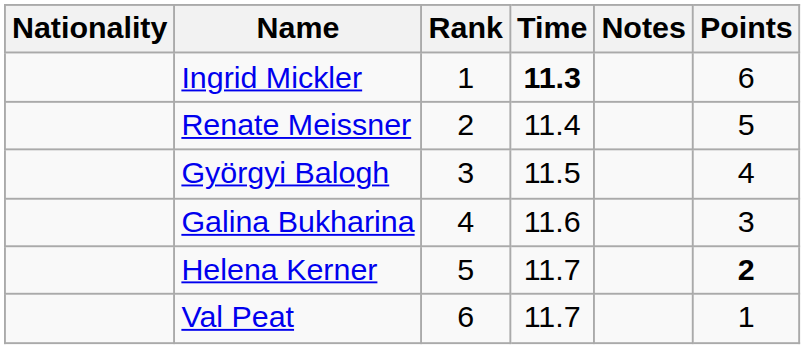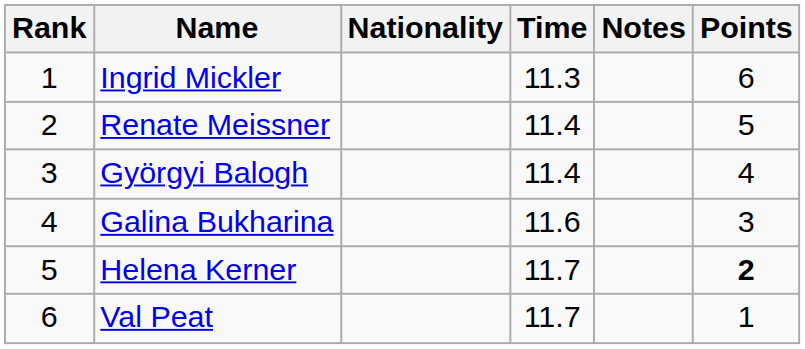columns swapped: (466, 28) <-> (90, 28)
(552, 76) bold -> (552, 76) normal
(552, 173) 11.5 -> (552, 173) 11.4
